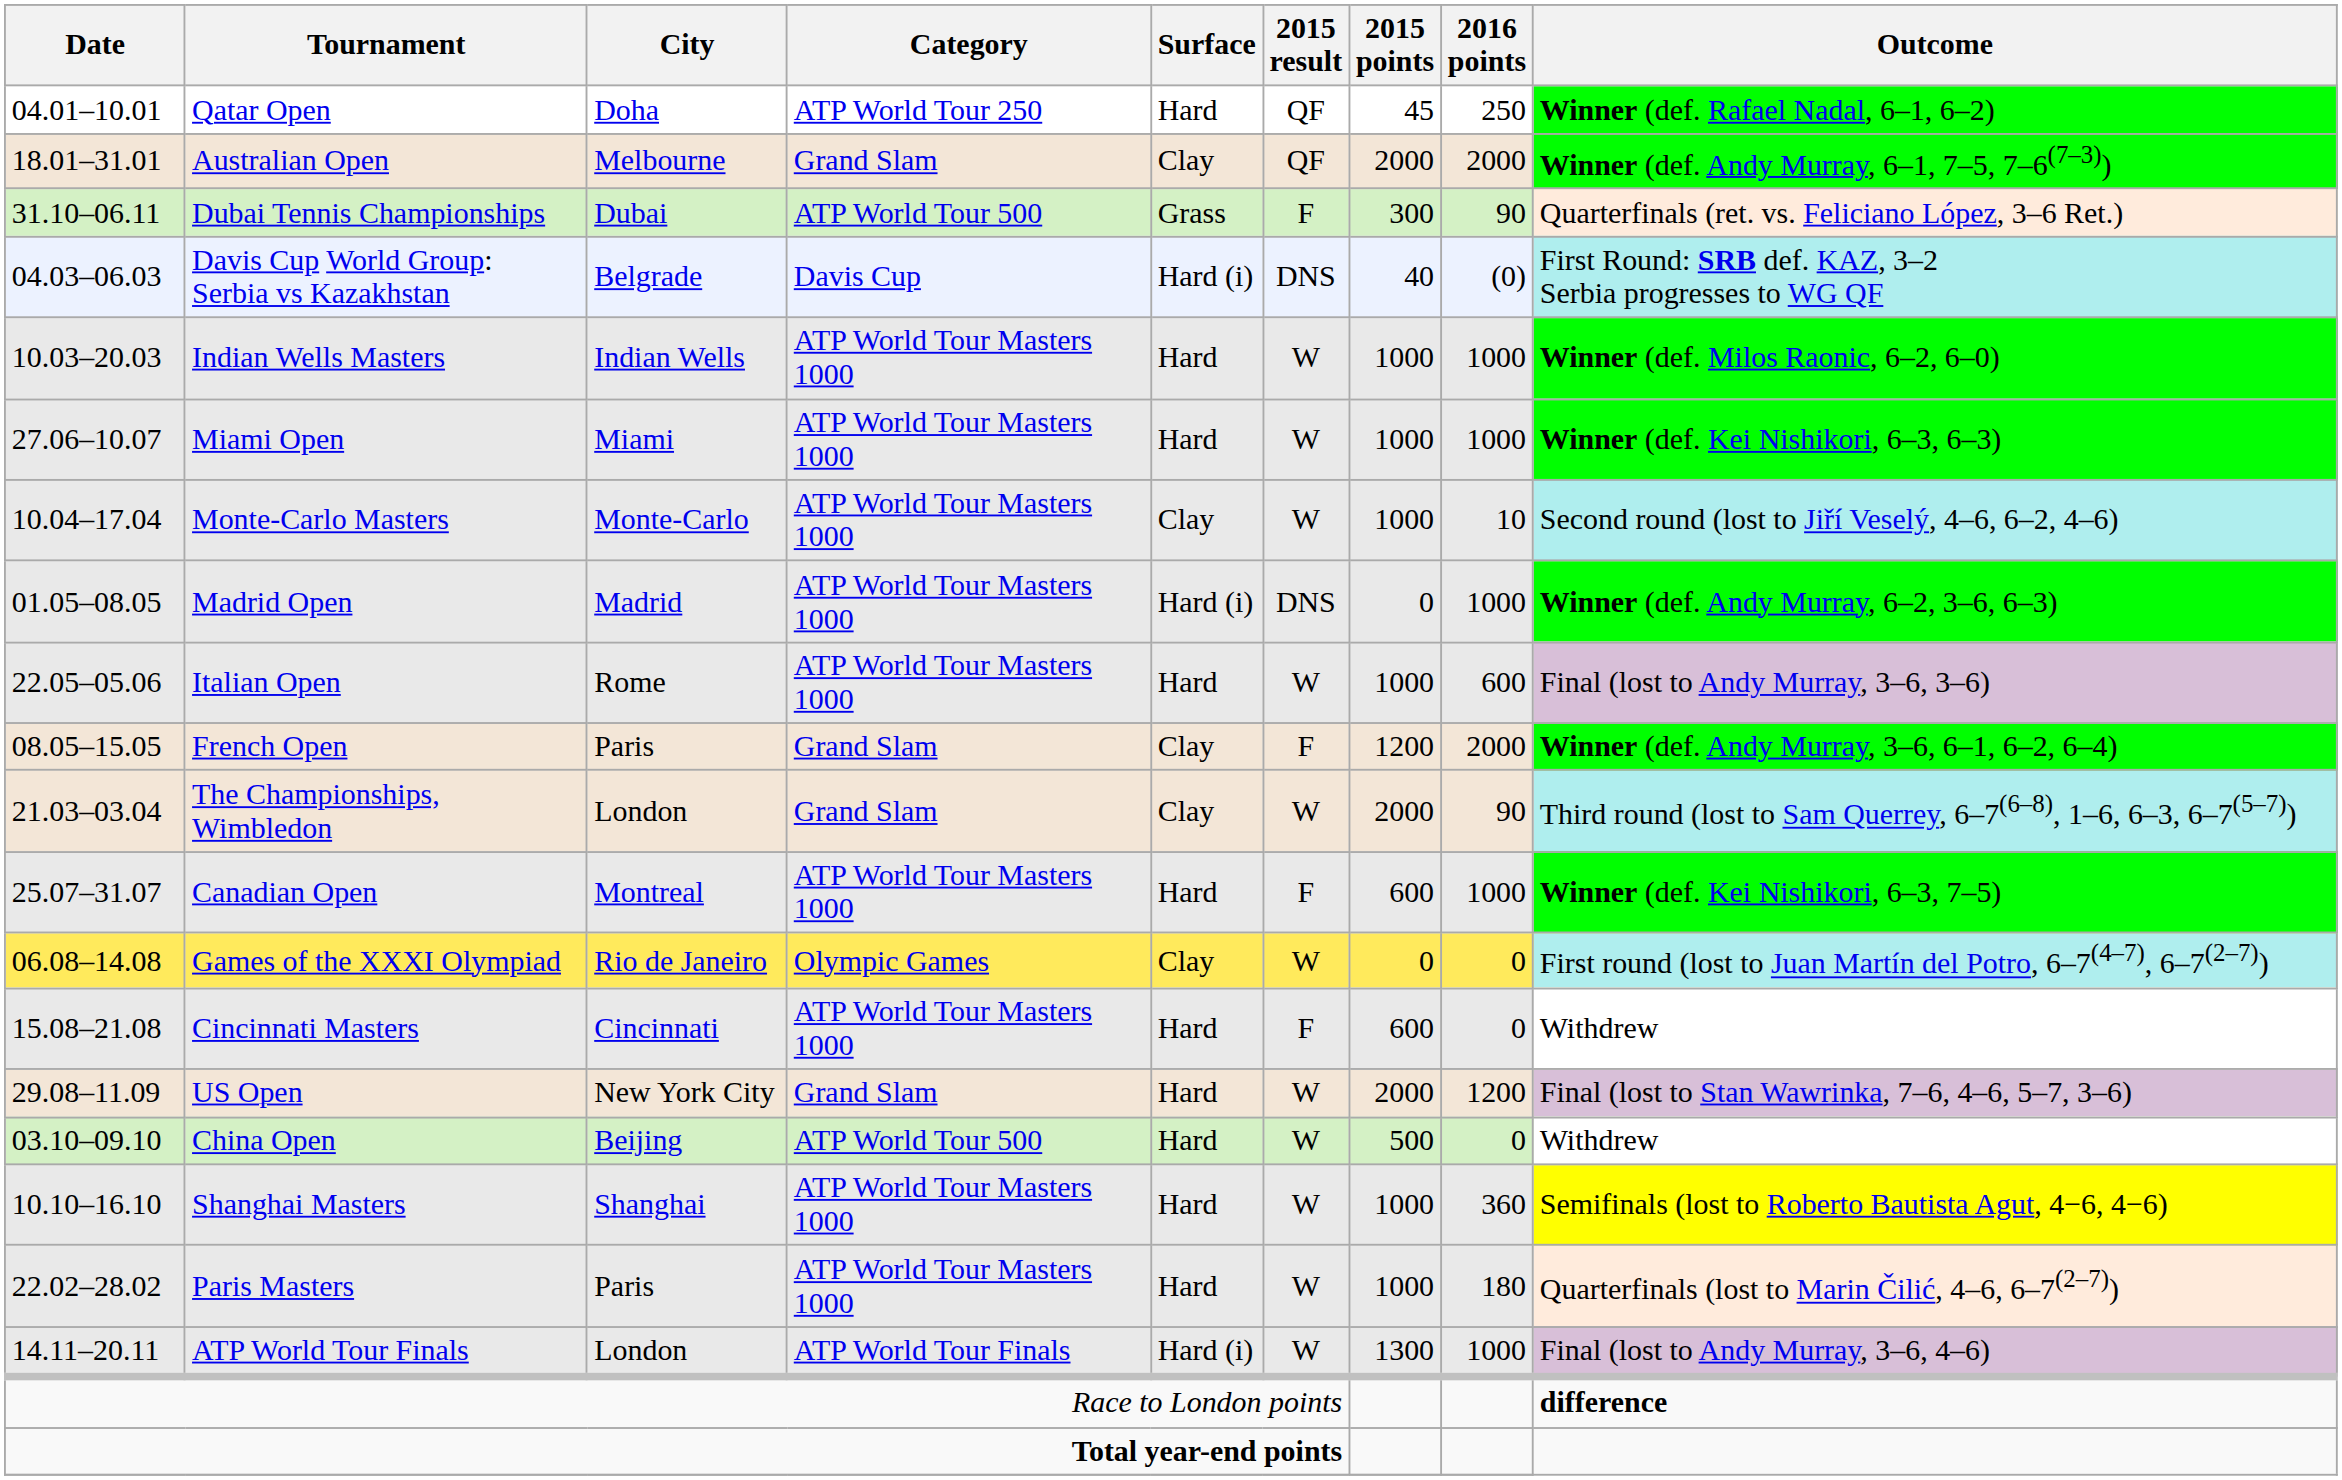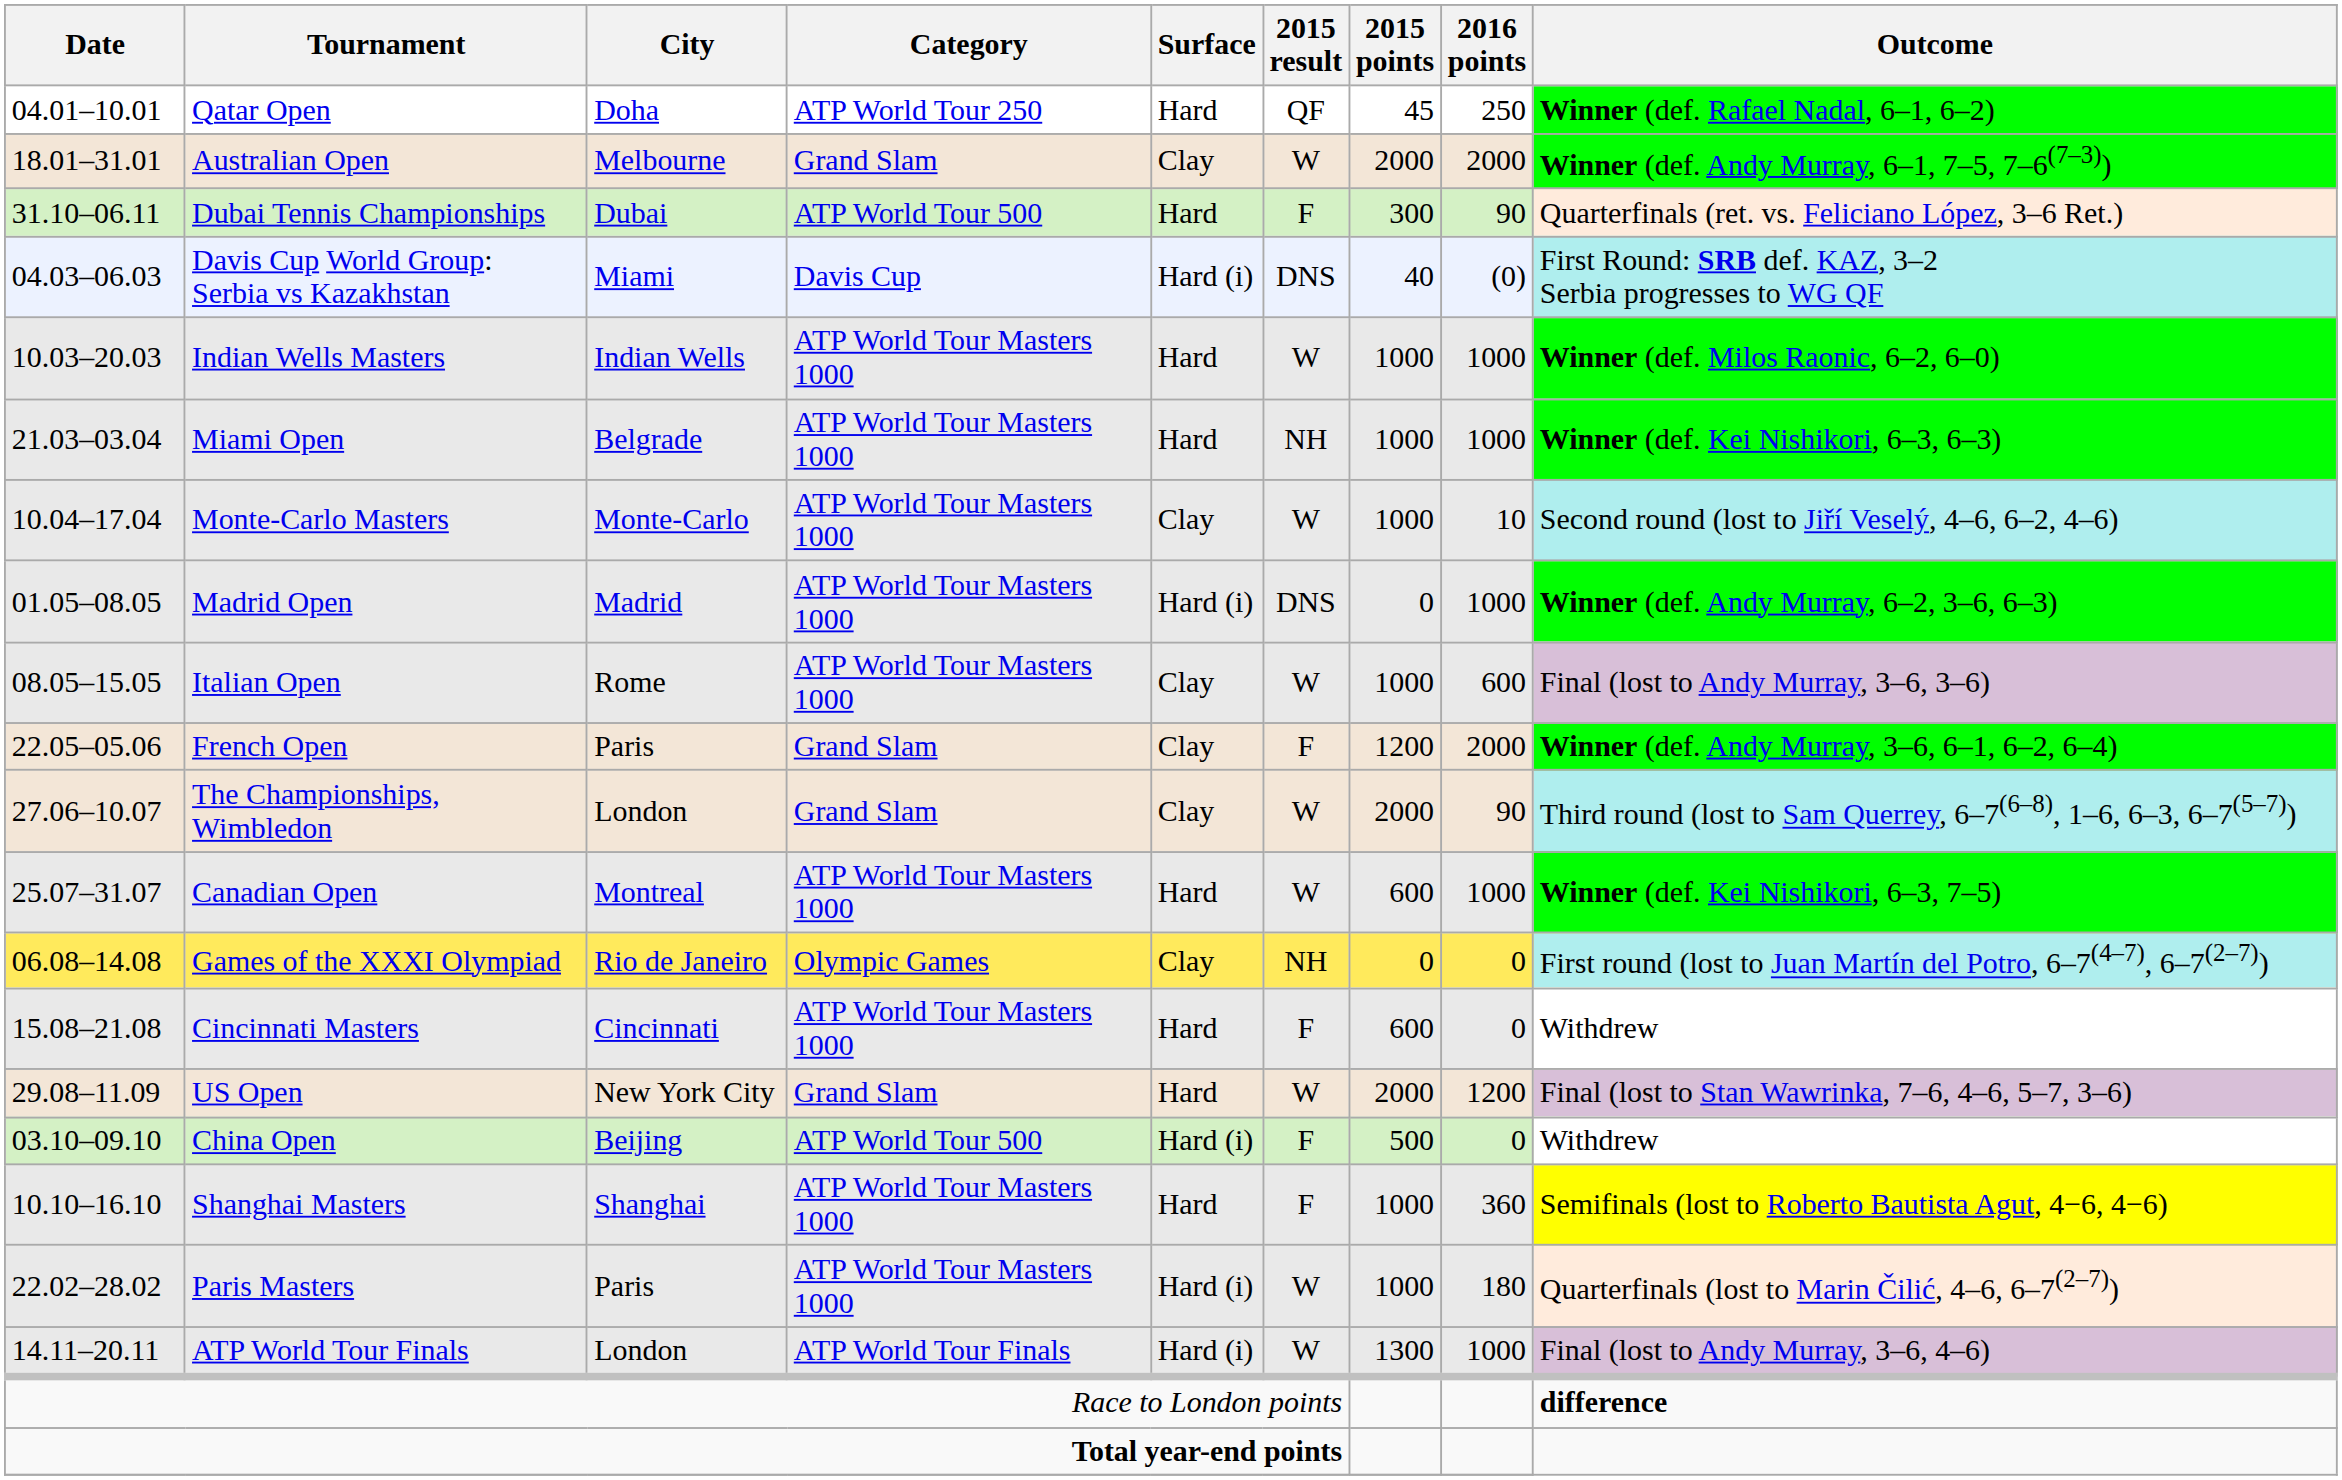(1306, 160) QF -> (1306, 160) W
(1192, 212) Grass -> (1188, 212) Hard
(648, 276) Belgrade -> (634, 276) Miami
(87, 438) 27.06–10.07 -> (87, 438) 21.03–03.04
(634, 438) Miami -> (648, 438) Belgrade
(1306, 438) W -> (1306, 438) NH
(87, 682) 22.05–05.06 -> (87, 682) 08.05–15.05
(1188, 682) Hard -> (1186, 682) Clay
(87, 746) 08.05–15.05 -> (87, 746) 22.05–05.06
(87, 810) 21.03–03.04 -> (87, 810) 27.06–10.07
(1306, 891) F -> (1306, 891) W
(1306, 960) W -> (1306, 960) NH
(1188, 1140) Hard -> (1205, 1140) Hard (i)
(1306, 1140) W -> (1306, 1140) F
(1306, 1204) W -> (1306, 1204) F
(1188, 1285) Hard -> (1205, 1285) Hard (i)
